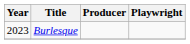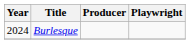(18, 30) 2023 -> (18, 30) 2024
